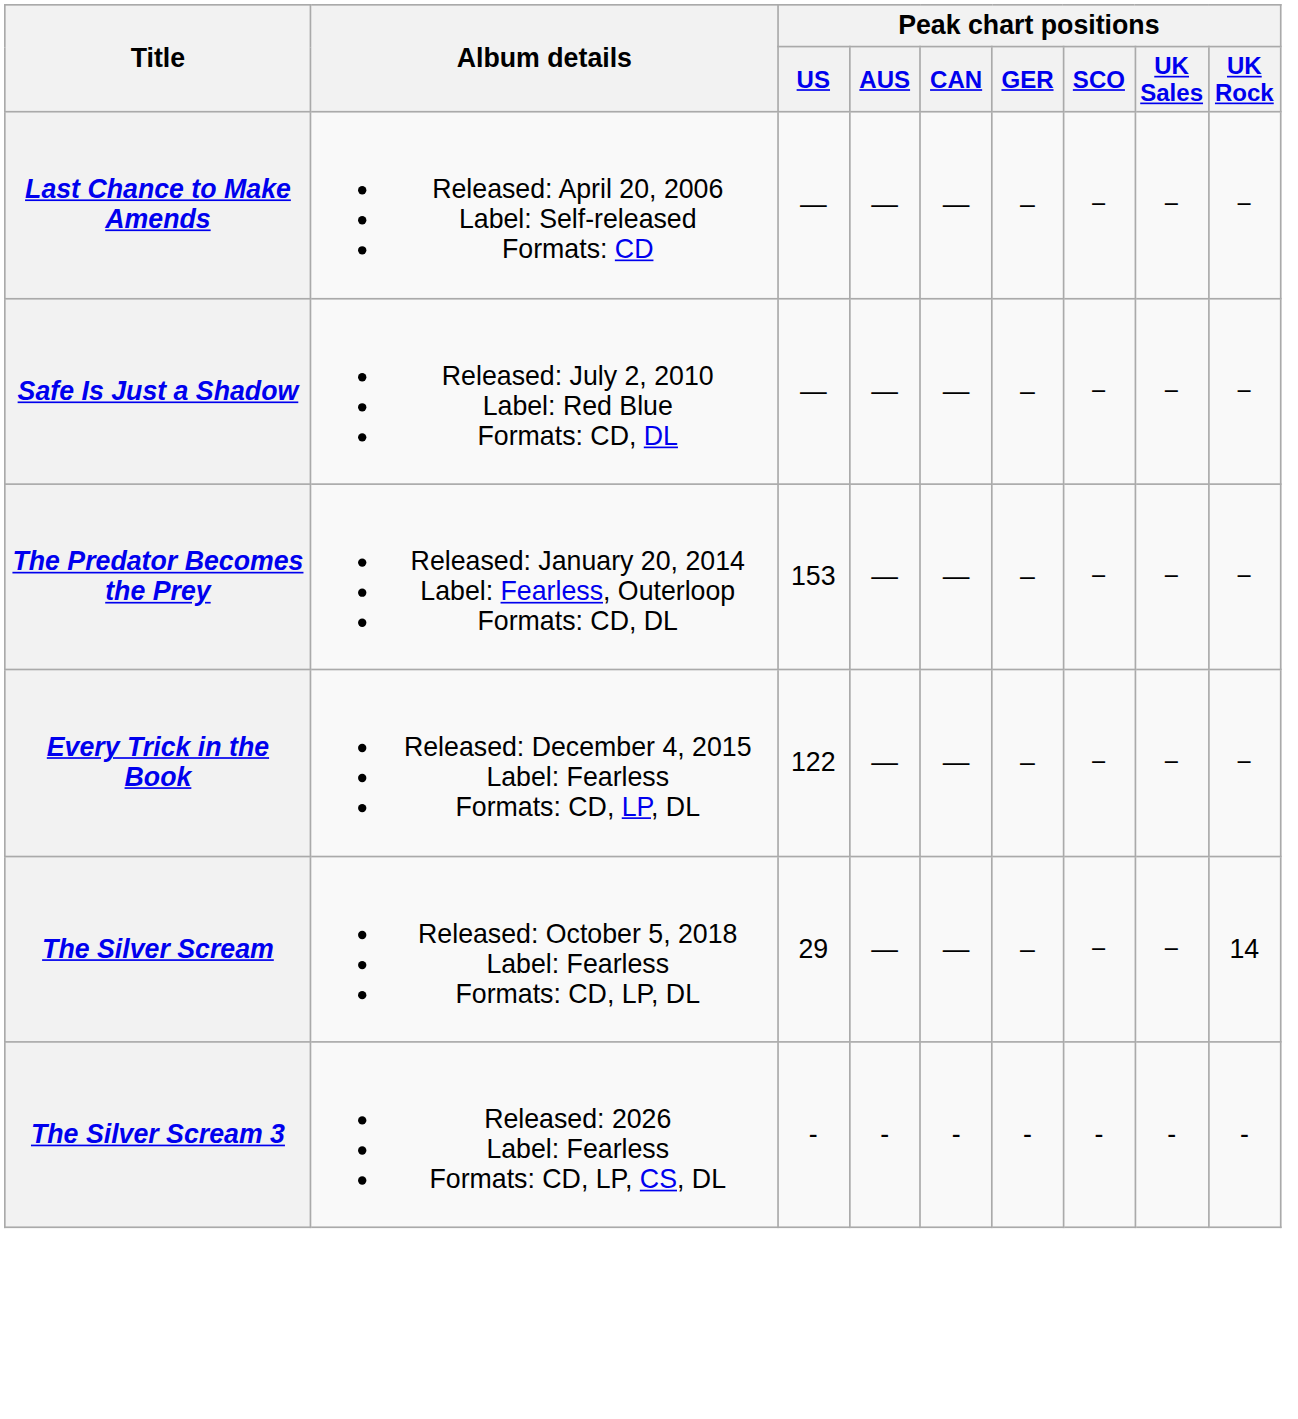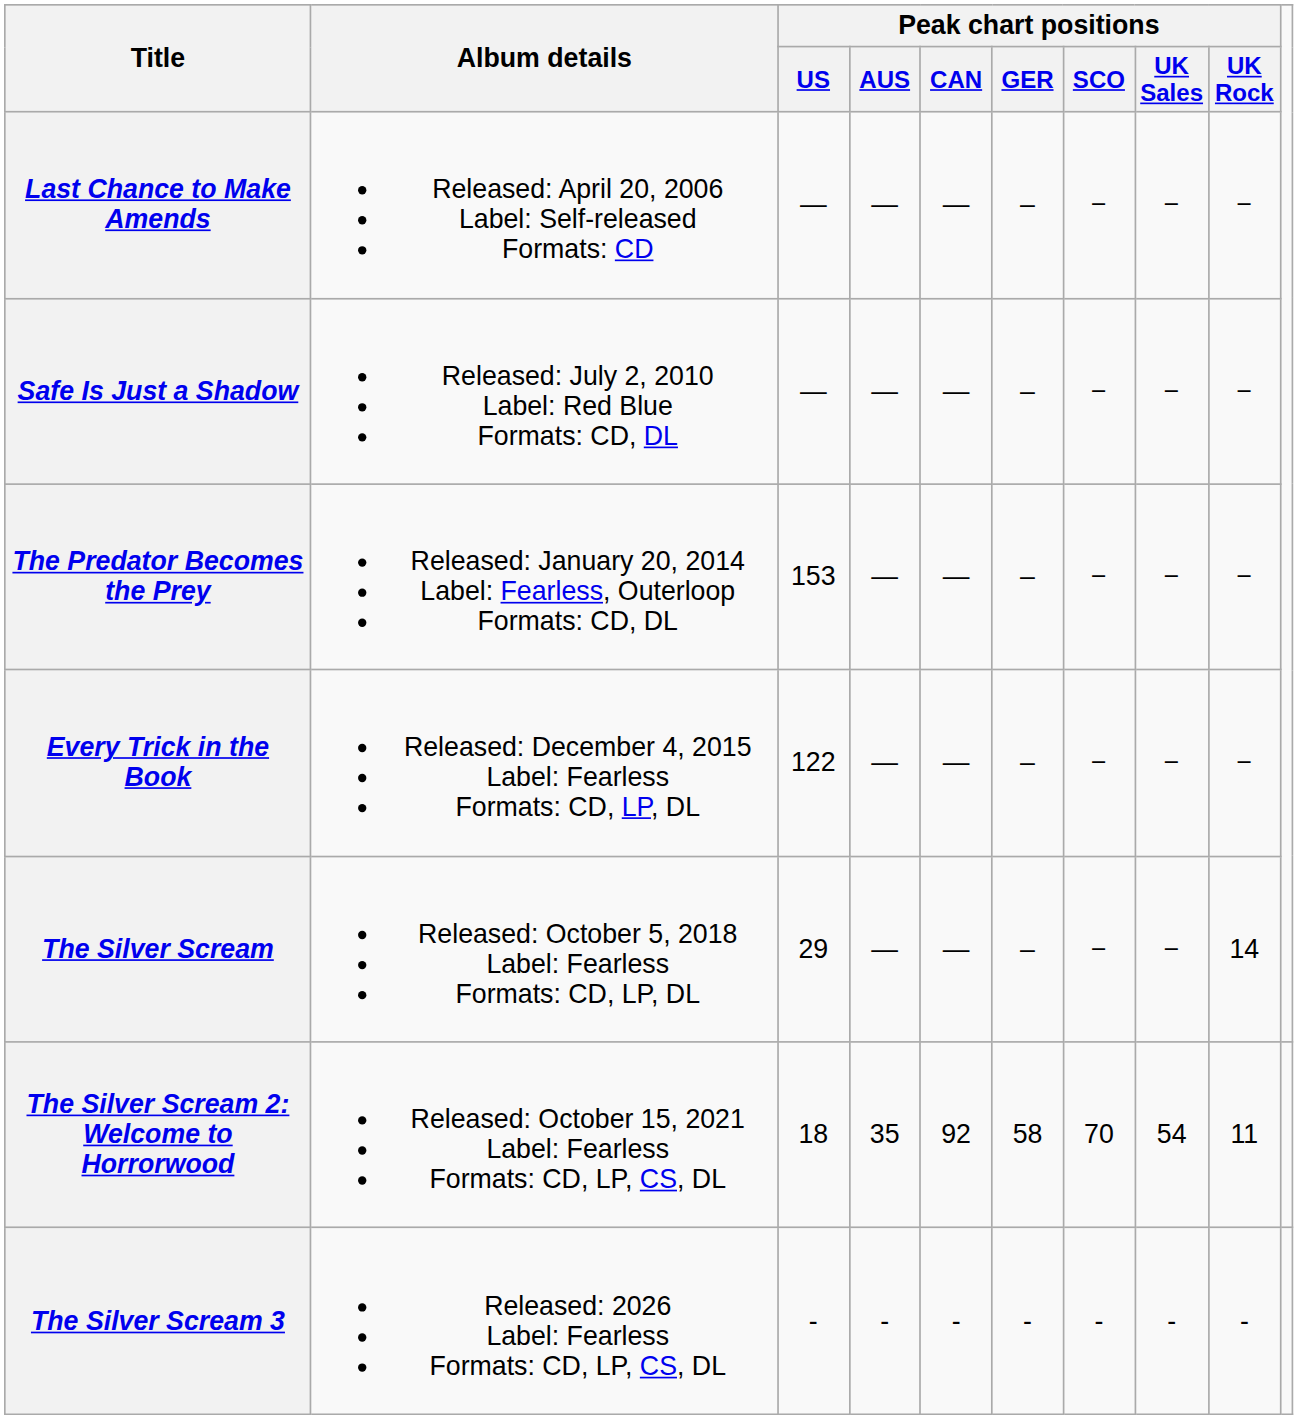+ row: (158, 1134)
